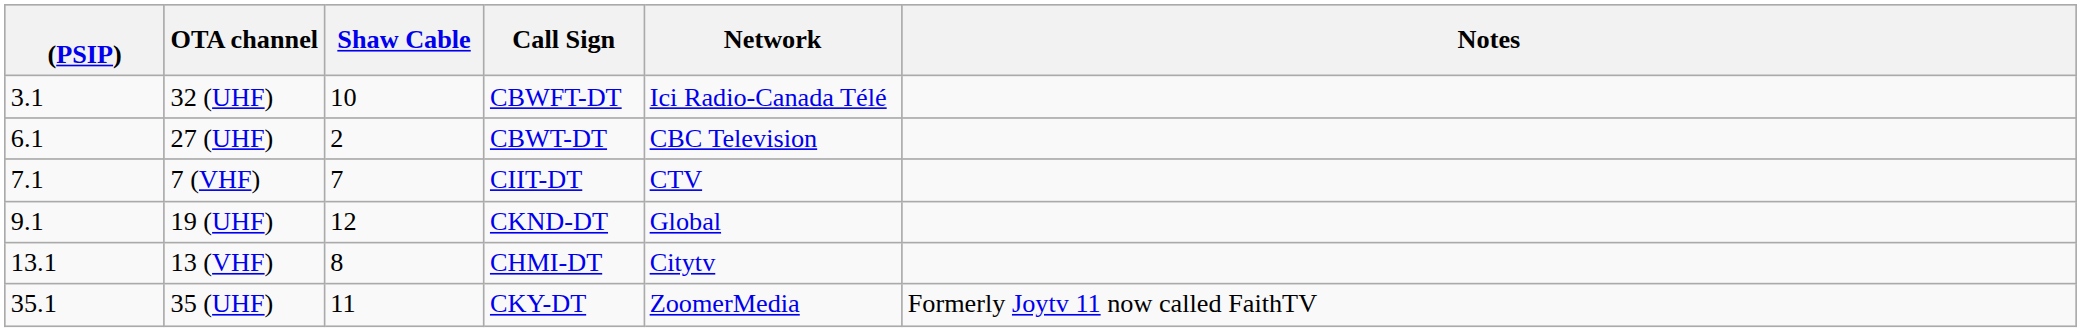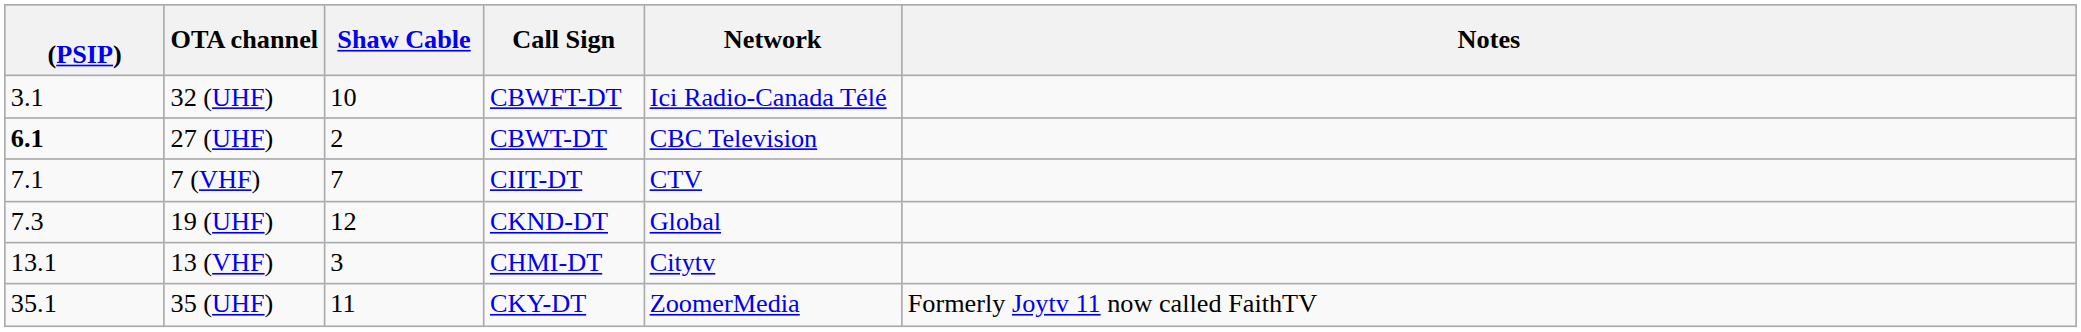(27, 138) normal -> (27, 138) bold
(27, 221) 9.1 -> (27, 221) 7.3
(337, 262) 8 -> (337, 262) 3
